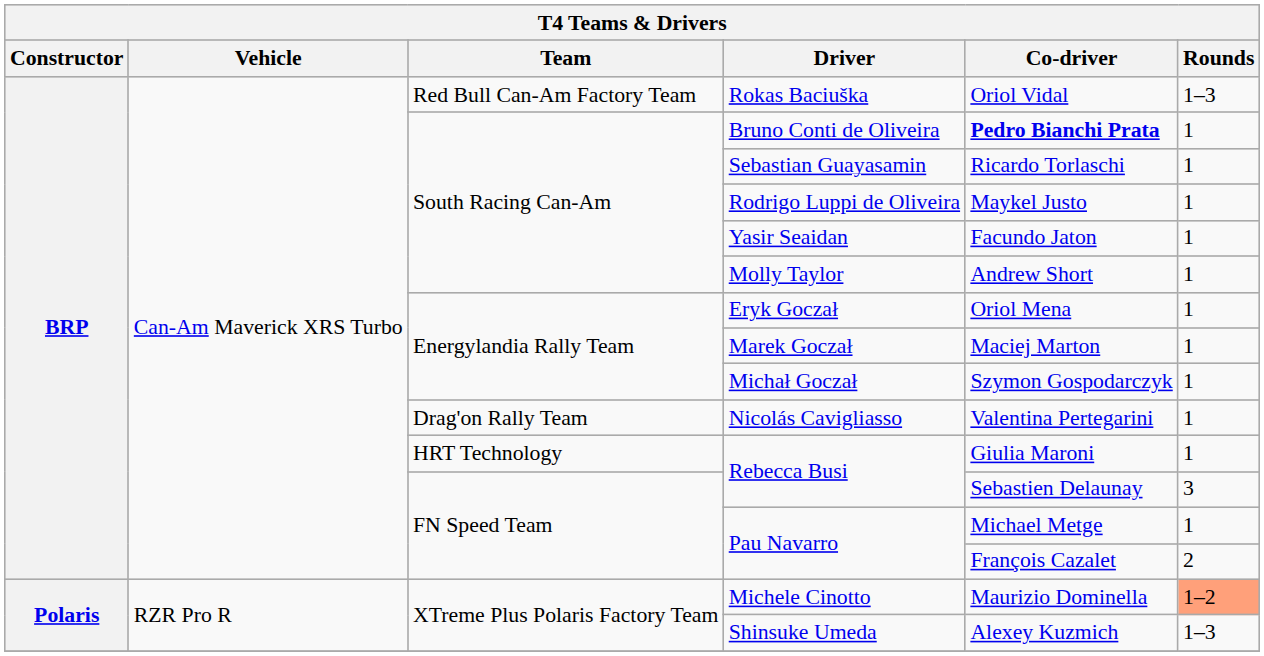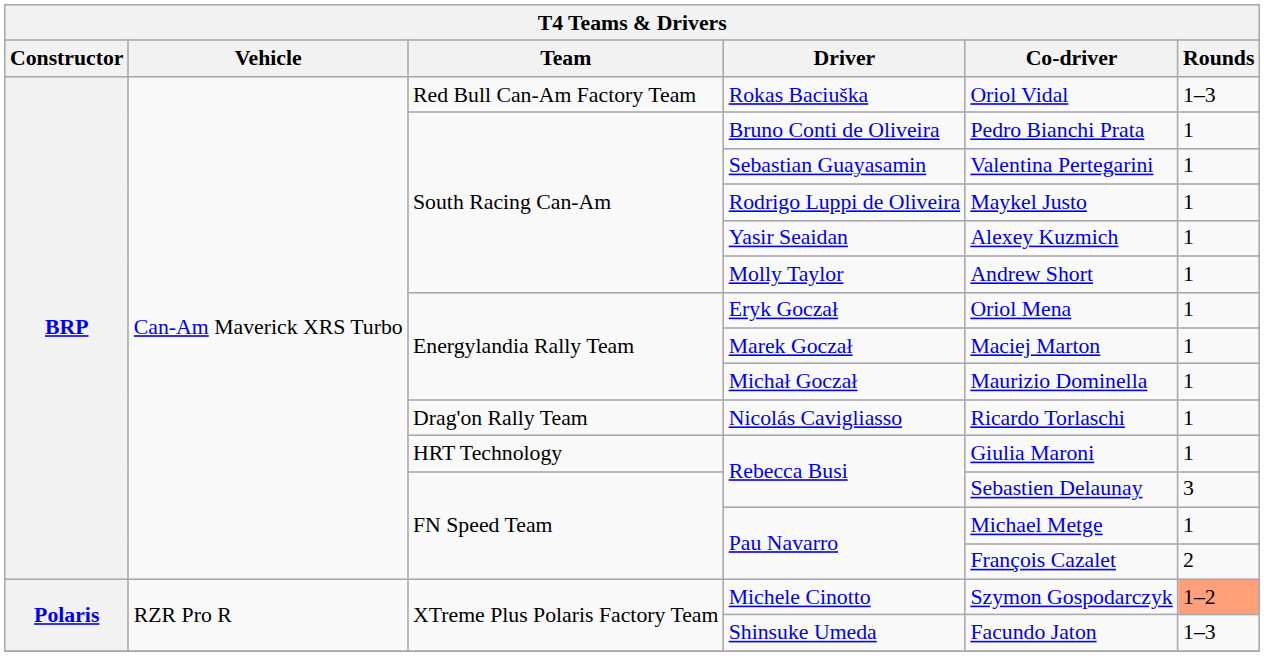(1065, 129) bold -> (1057, 129) normal
(1048, 165) Ricardo Torlaschi -> (1062, 165) Valentina Pertegarini
(1034, 237) Facundo Jaton -> (1044, 237) Alexey Kuzmich
(1072, 381) Szymon Gospodarczyk -> (1059, 381) Maurizio Dominella
(1062, 416) Valentina Pertegarini -> (1048, 416) Ricardo Torlaschi
(1059, 596) Maurizio Dominella -> (1072, 596) Szymon Gospodarczyk
(1044, 632) Alexey Kuzmich -> (1034, 632) Facundo Jaton
